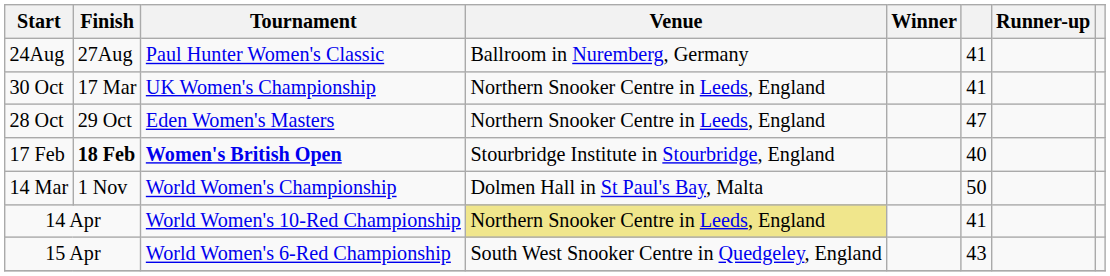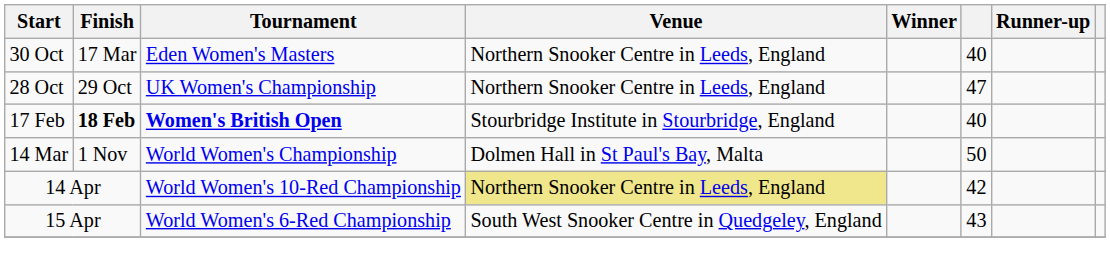- row: (37, 54)
(261, 88) UK Women's Championship -> (240, 54) Eden Women's Masters
(976, 88) 41 -> (976, 54) 40
(240, 121) Eden Women's Masters -> (261, 88) UK Women's Championship
(976, 221) 41 -> (976, 187) 42
